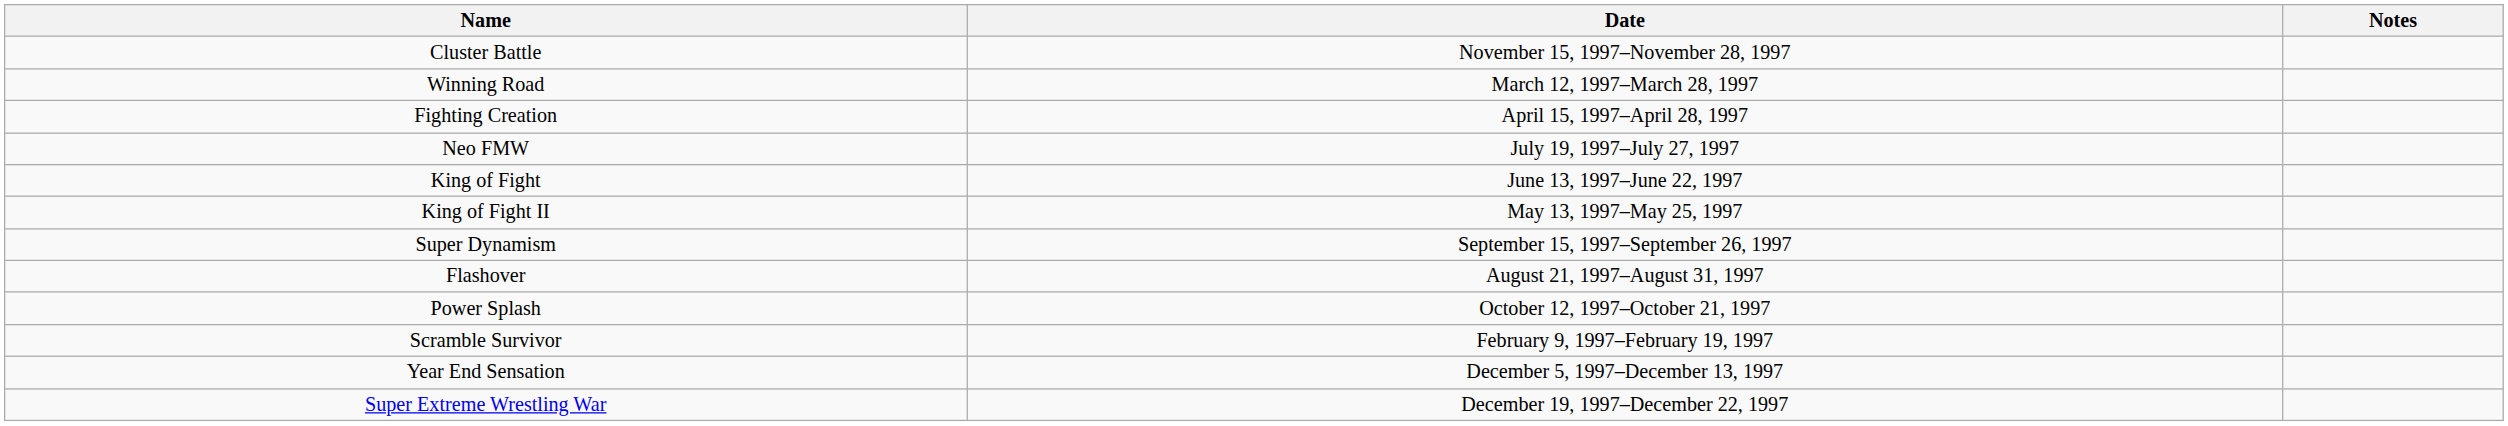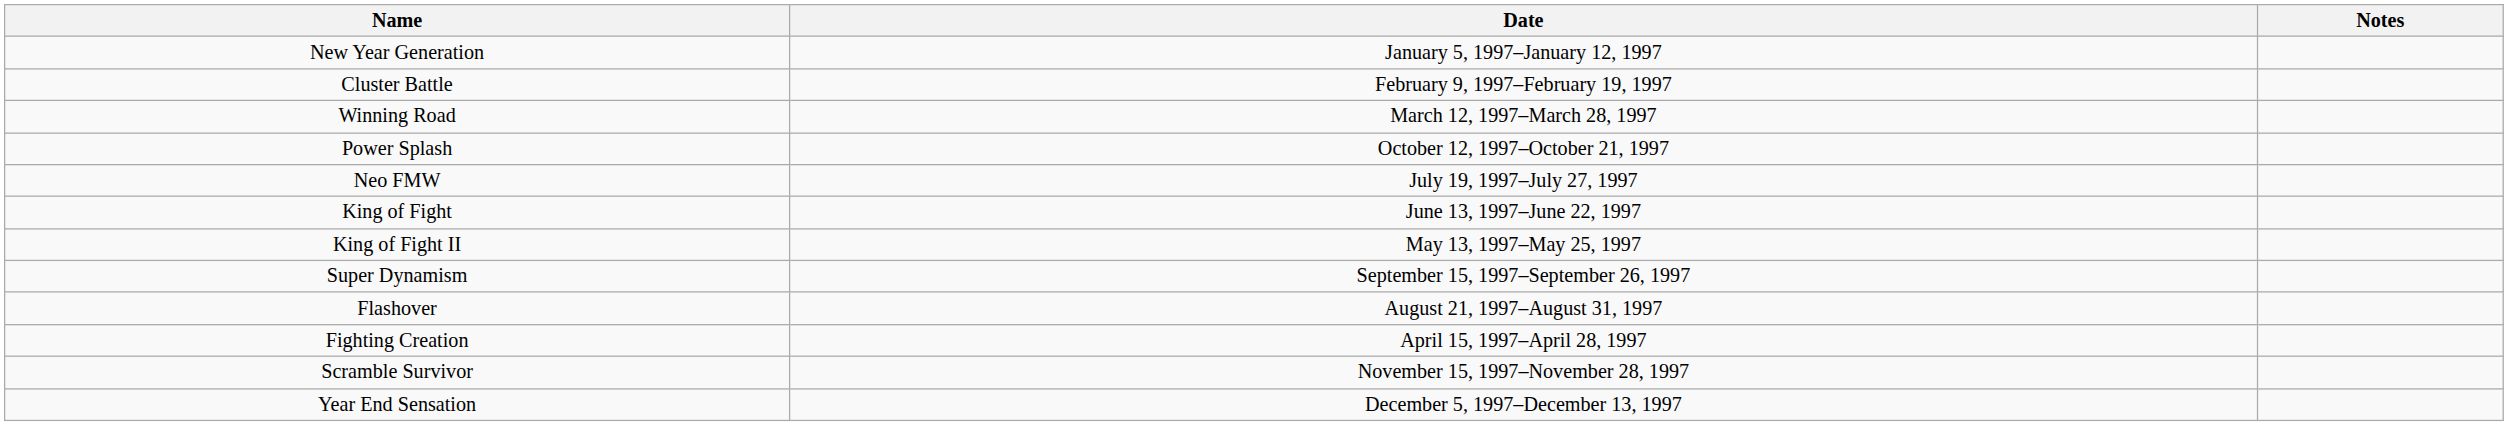+ row: (397, 52)
(1625, 52) November 15, 1997–November 28, 1997 -> (1523, 84) February 9, 1997–February 19, 1997
rows swapped: (486, 116) <-> (486, 308)
(1625, 340) February 9, 1997–February 19, 1997 -> (1523, 372) November 15, 1997–November 28, 1997
- row: (486, 404)
